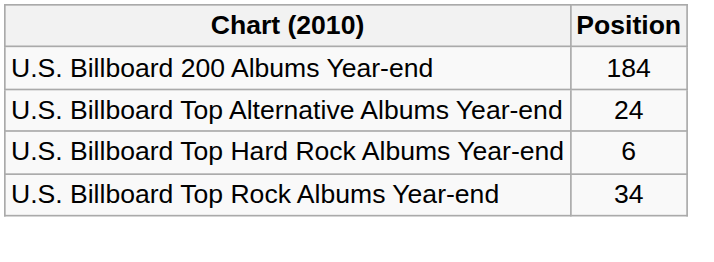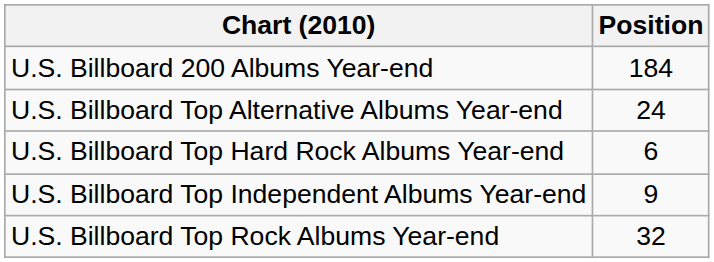+ row: (299, 194)
(629, 194) 34 -> (651, 236) 32
